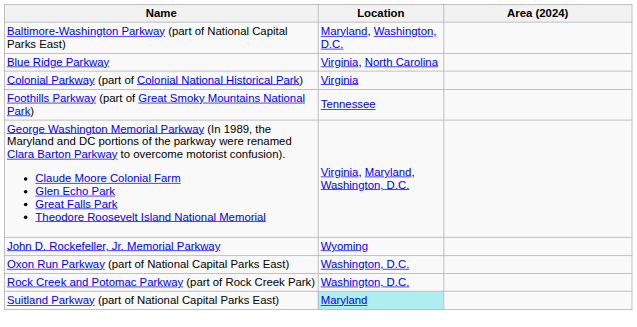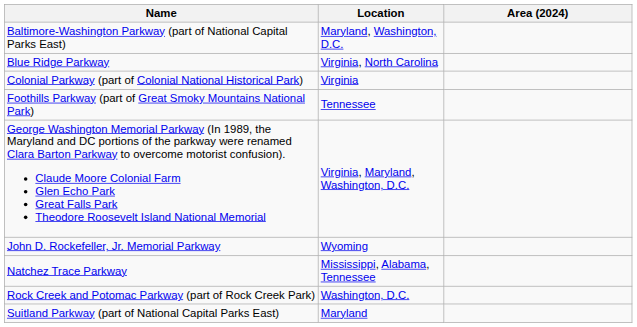+ row: (67, 270)
- row: (148, 264)
(344, 300) paleturquoise background -> (344, 313) no background
